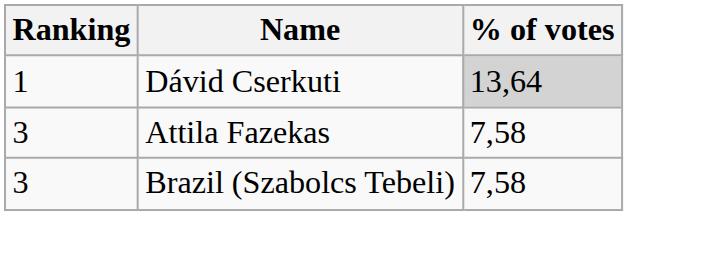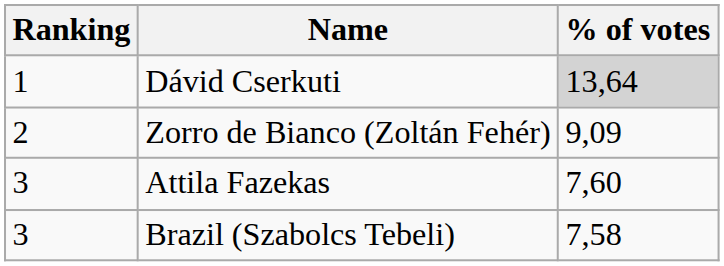+ row: (348, 132)
(498, 132) 7,58 -> (594, 183) 7,60
